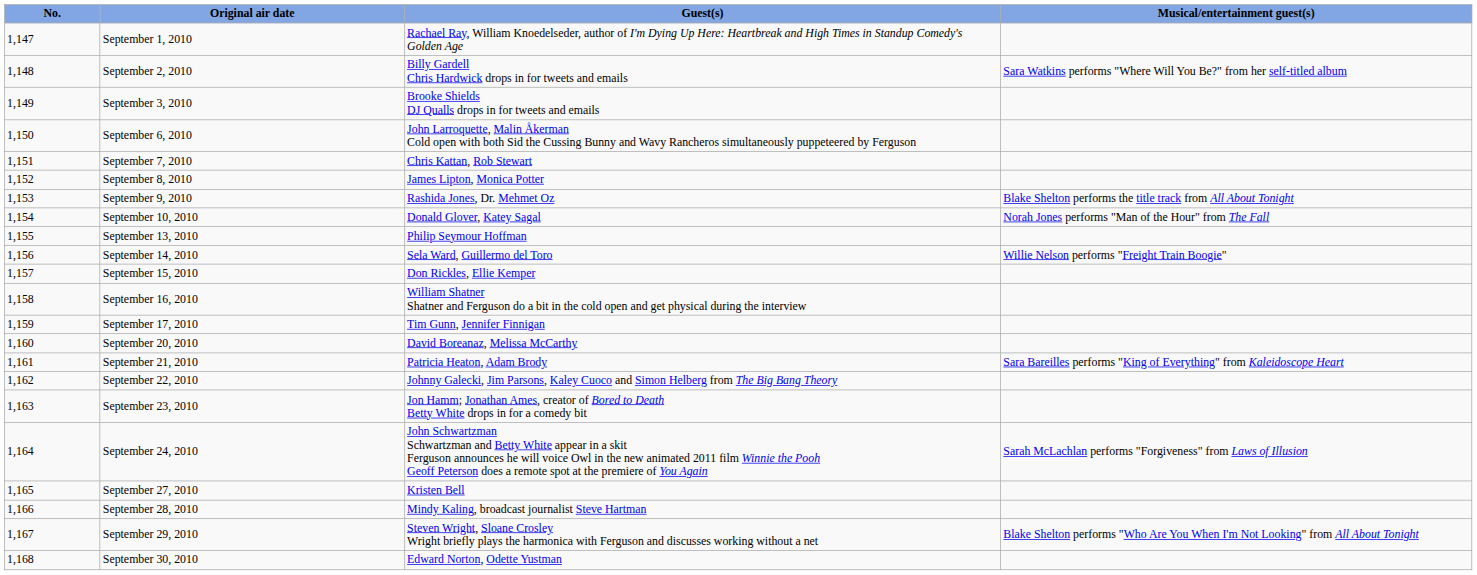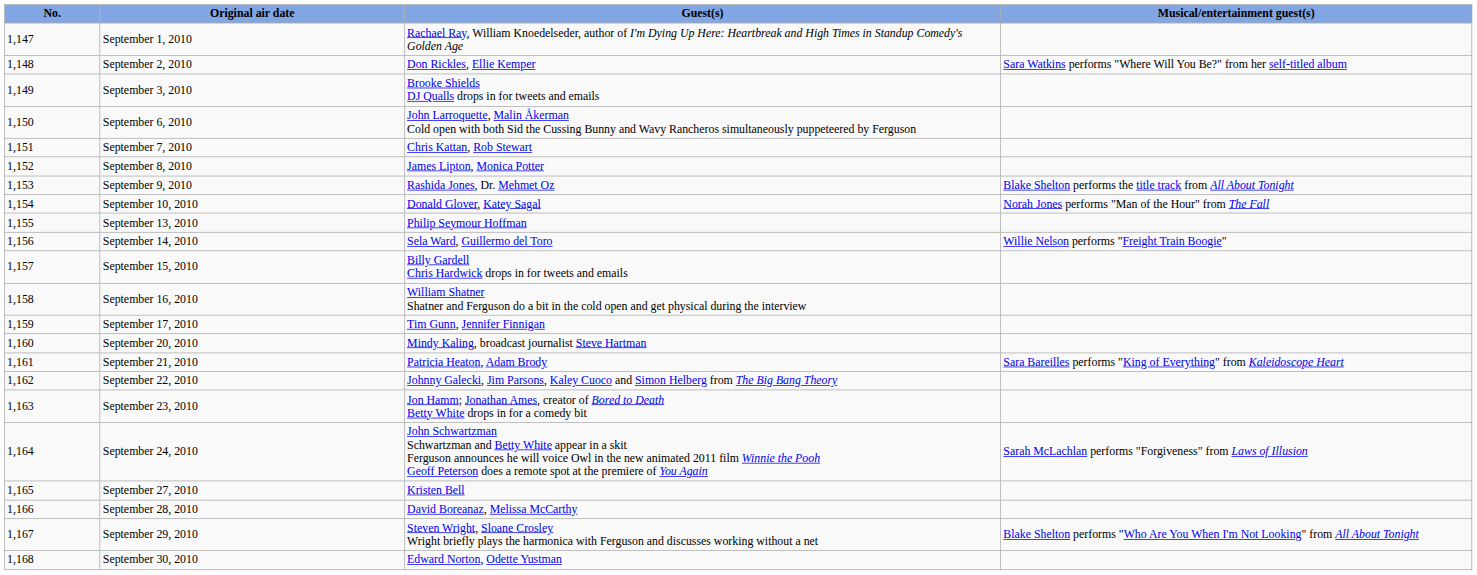(517, 71) Billy Gardell Chris Hardwick drops in for tweets and emails -> (471, 64) Don Rickles, Ellie Kemper
(471, 273) Don Rickles, Ellie Kemper -> (517, 267) Billy Gardell Chris Hardwick drops in for tweets and emails
(492, 343) David Boreanaz, Melissa McCarthy -> (527, 343) Mindy Kaling, broadcast journalist Steve Hartman
(527, 509) Mindy Kaling, broadcast journalist Steve Hartman -> (492, 509) David Boreanaz, Melissa McCarthy
